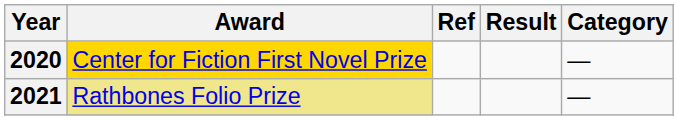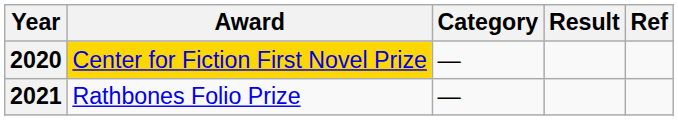columns swapped: (618, 22) <-> (456, 22)
(187, 96) khaki background -> (187, 96) no background
